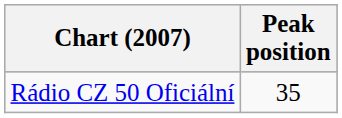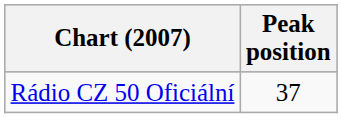(288, 91) 35 -> (288, 91) 37
